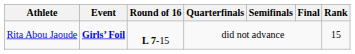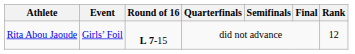(103, 35) bold -> (102, 35) normal
(336, 35) 15 -> (334, 35) 12
